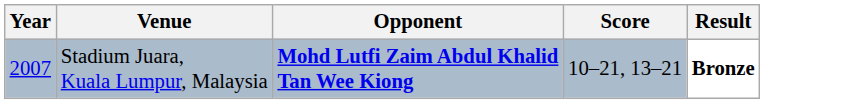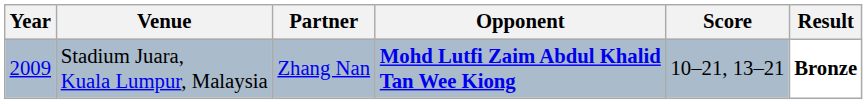+ column: (324, 21)
(30, 68) 2007 -> (30, 68) 2009
